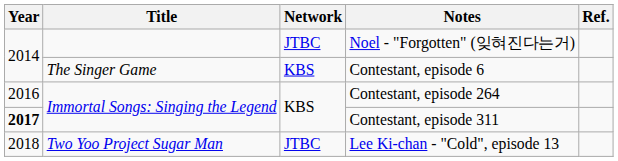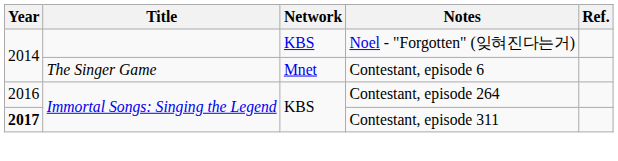(302, 43) JTBC -> (299, 43) KBS
(299, 69) KBS -> (300, 69) Mnet
- row: (454, 144)
